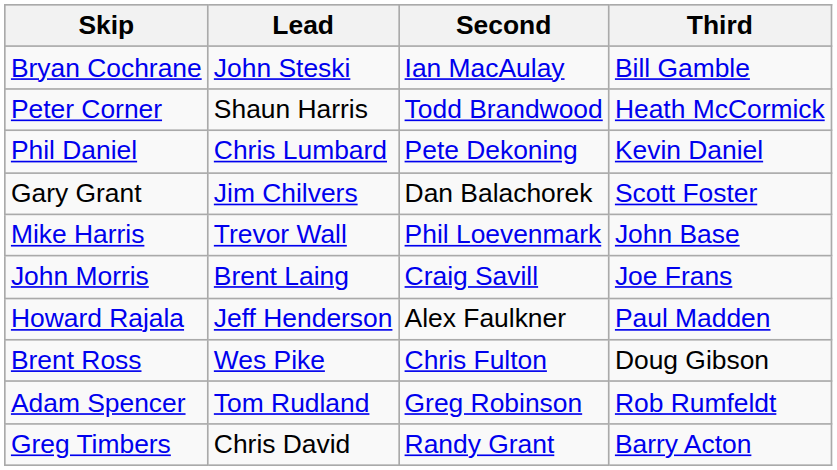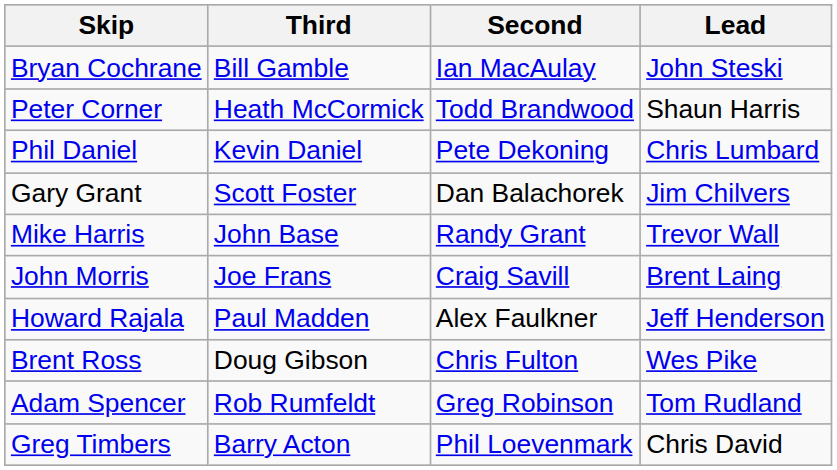columns swapped: (720, 25) <-> (303, 25)
(503, 234) Phil Loevenmark -> (511, 234) Randy Grant
(479, 444) Randy Grant -> (534, 444) Phil Loevenmark
